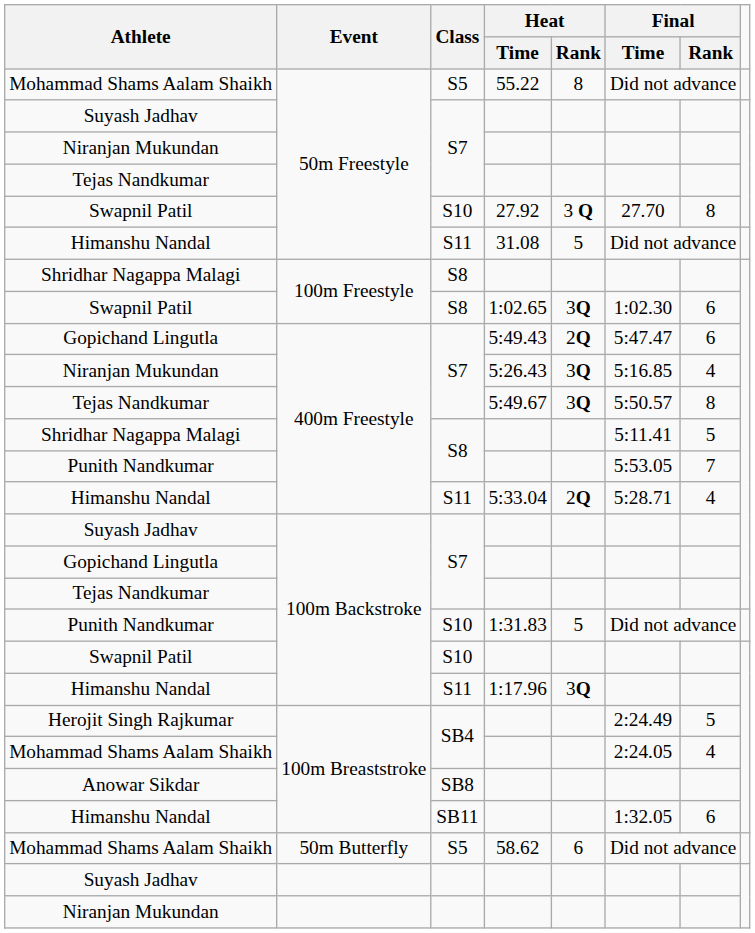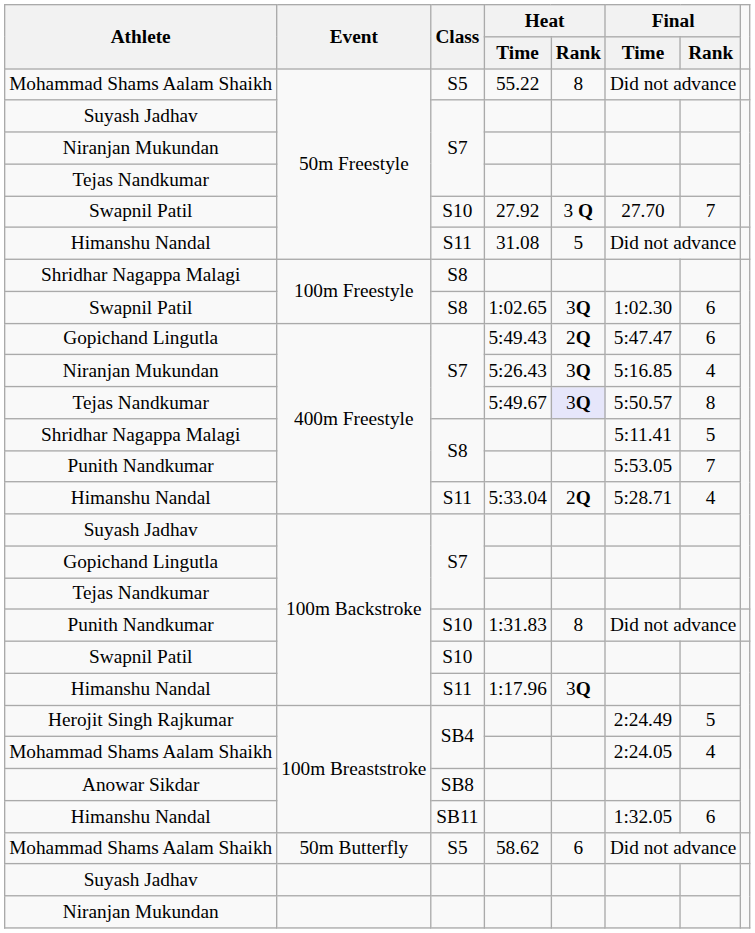(711, 211) 8 -> (711, 211) 7
(578, 402) no background -> (578, 402) lavender background
(578, 625) 5 -> (578, 625) 8
